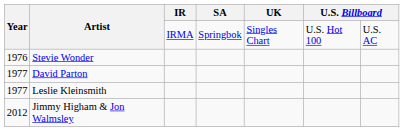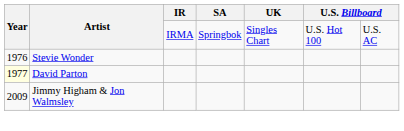(17, 73) no background -> (17, 73) lightyellow background
- row: (69, 90)
(17, 112) 2012 -> (17, 96) 2009
